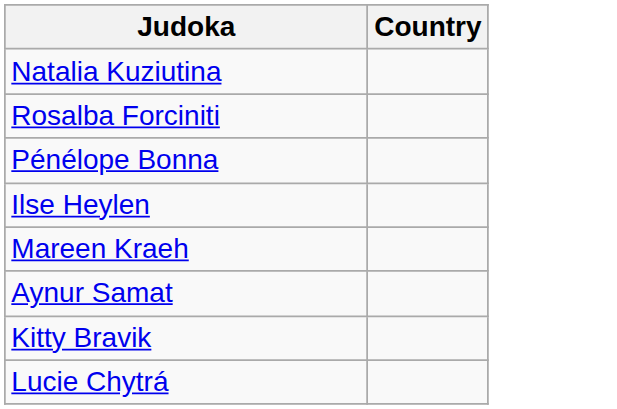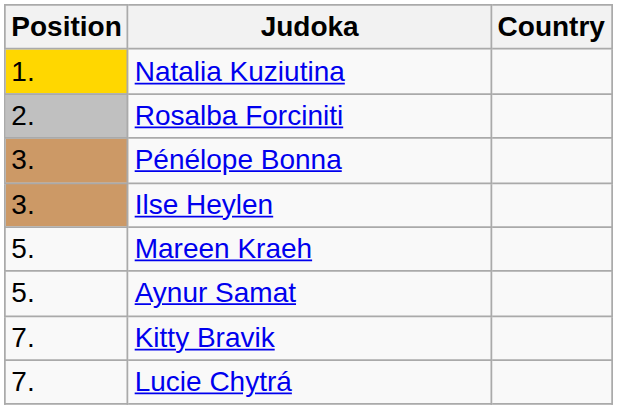+ column: (67, 26)
